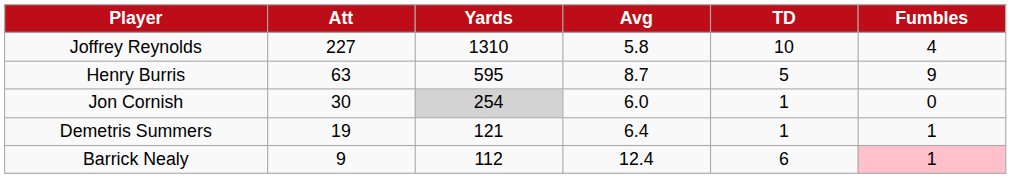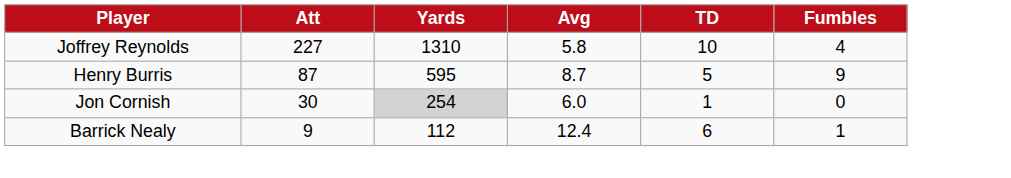(341, 74) 63 -> (308, 74) 87
- row: (136, 131)
(932, 159) pink background -> (840, 131) no background
